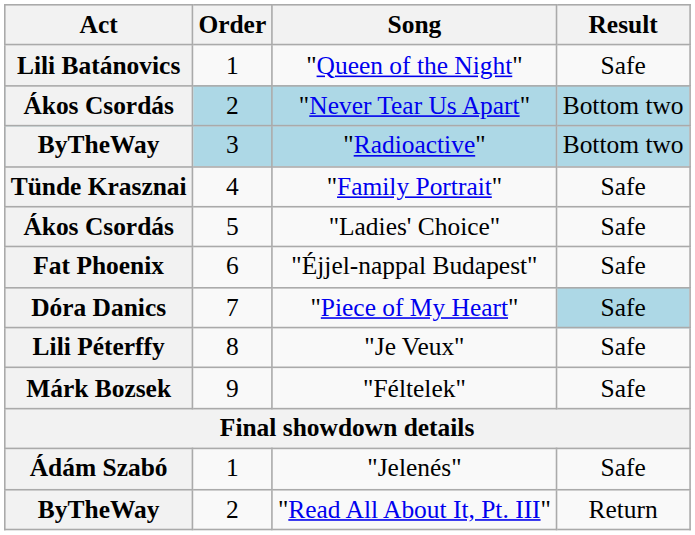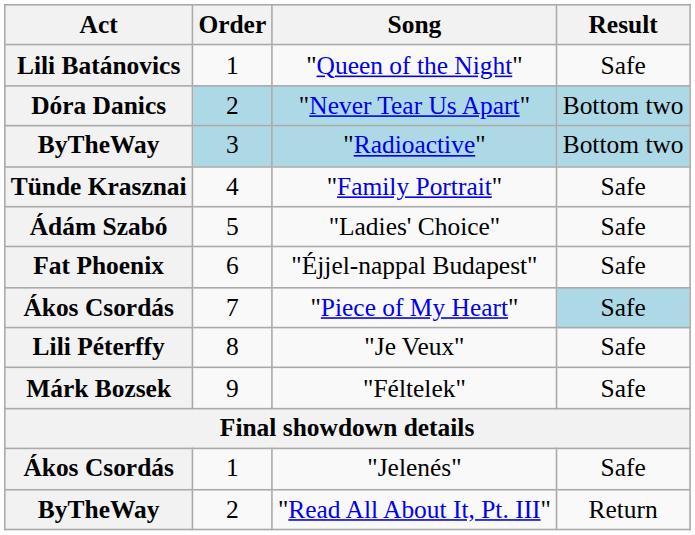(99, 105) Ákos Csordás -> (99, 105) Dóra Danics
(99, 226) Ákos Csordás -> (99, 226) Ádám Szabó
(99, 307) Dóra Danics -> (99, 307) Ákos Csordás
(99, 468) Ádám Szabó -> (99, 468) Ákos Csordás
